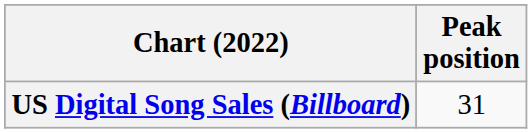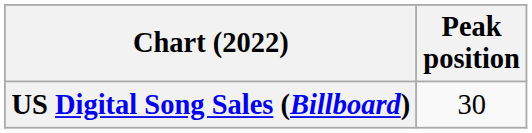(472, 104) 31 -> (472, 104) 30
